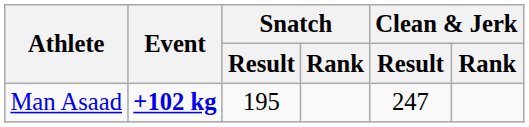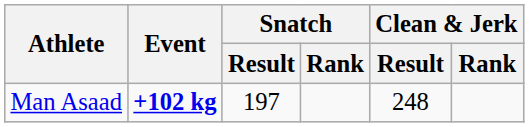(261, 102) 195 -> (261, 102) 197
(410, 102) 247 -> (410, 102) 248
